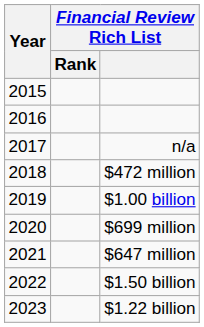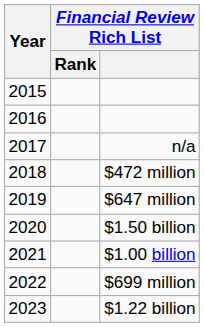(150, 200) $1.00 billion -> (150, 200) $647 million
(150, 227) $699 million -> (150, 227) $1.50 billion
(150, 254) $647 million -> (150, 254) $1.00 billion
(150, 281) $1.50 billion -> (150, 281) $699 million
